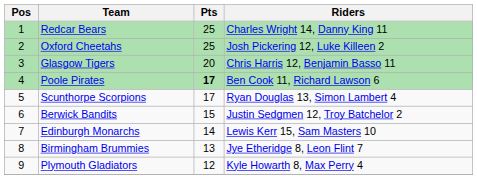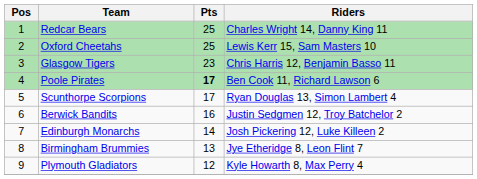(305, 47) Josh Pickering 12, Luke Killeen 2 -> (301, 47) Lewis Kerr 15, Sam Masters 10
(209, 64) 20 -> (209, 64) 23
(209, 115) 15 -> (209, 115) 16
(301, 132) Lewis Kerr 15, Sam Masters 10 -> (305, 132) Josh Pickering 12, Luke Killeen 2
